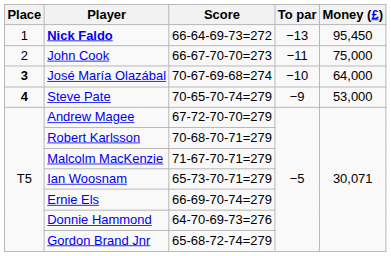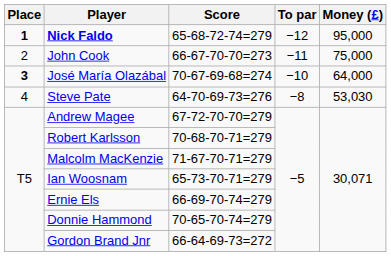(24, 35) normal -> (24, 35) bold
(222, 35) 66-64-69-73=272 -> (222, 35) 65-68-72-74=279
(297, 35) −13 -> (297, 35) −12
(353, 35) 95,450 -> (353, 35) 95,000
(24, 96) bold -> (24, 96) normal
(222, 96) 70-65-70-74=279 -> (222, 96) 64-70-69-73=276
(297, 96) −9 -> (297, 96) −8
(353, 96) 53,000 -> (353, 96) 53,030
(222, 220) 64-70-69-73=276 -> (222, 220) 70-65-70-74=279
(222, 240) 65-68-72-74=279 -> (222, 240) 66-64-69-73=272
